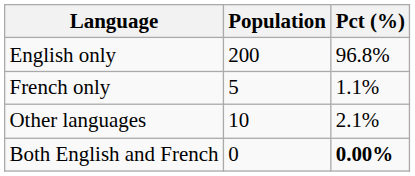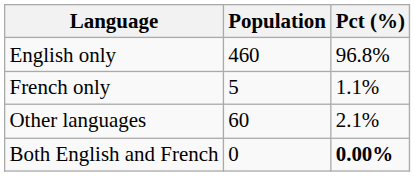(244, 54) 200 -> (244, 54) 460
(239, 120) 10 -> (239, 120) 60
